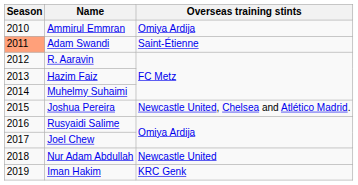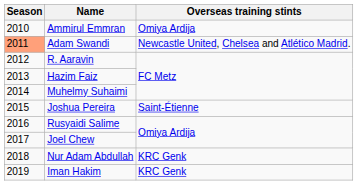(168, 44) Saint-Étienne -> (244, 44) Newcastle United, Chelsea and Atlético Madrid.
(244, 108) Newcastle United, Chelsea and Atlético Madrid. -> (168, 108) Saint-Étienne
(177, 156) Newcastle United -> (162, 156) KRC Genk
